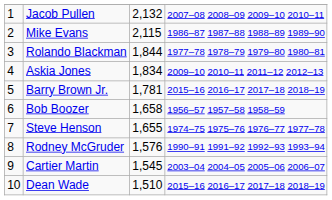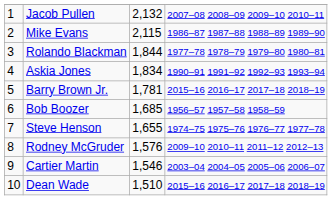(245, 71) 2009–10 2010–11 2011–12 2012–13 -> (246, 71) 1990–91 1991–92 1992–93 1993–94
(147, 109) 1,658 -> (147, 109) 1,685
(246, 147) 1990–91 1991–92 1992–93 1993–94 -> (245, 147) 2009–10 2010–11 2011–12 2012–13
(147, 166) 1,545 -> (147, 166) 1,546
